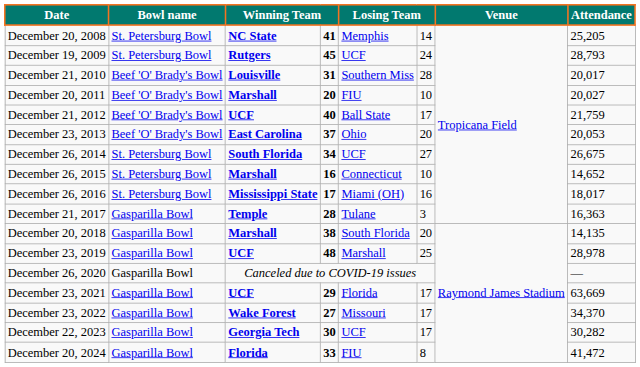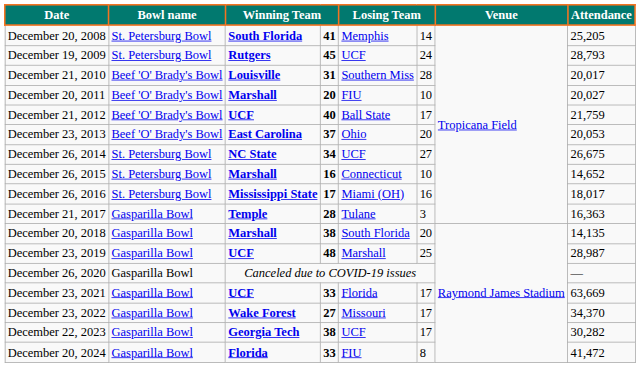(252, 35) NC State -> (265, 35) South Florida
(265, 154) South Florida -> (252, 154) NC State
(588, 253) 28,978 -> (588, 253) 28,987
(329, 293) 29 -> (329, 293) 33
(329, 332) 30 -> (329, 332) 38
